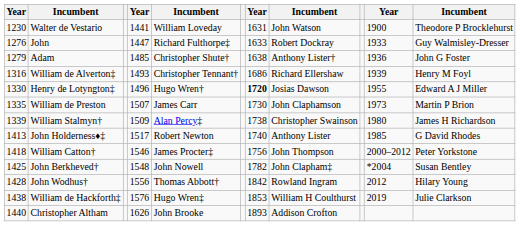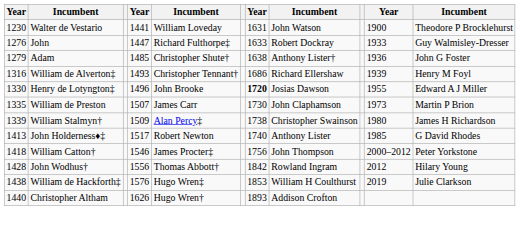(179, 89) Hugo Wren† -> (179, 89) John Brooke
- row: (65, 167)
(179, 213) John Brooke -> (179, 197) Hugo Wren†
